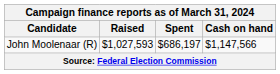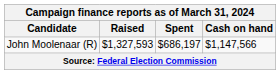(128, 45) $1,027,593 -> (128, 45) $1,327,593
